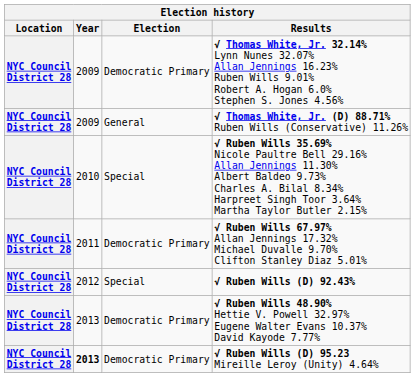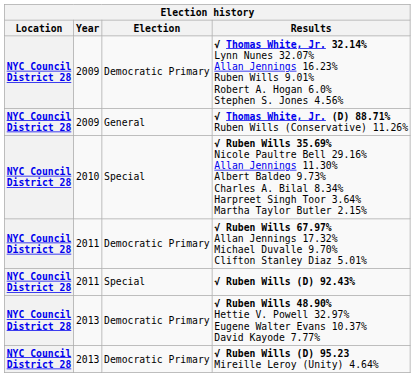(88, 282) 2012 -> (88, 282) 2011
(88, 359) bold -> (88, 359) normal
